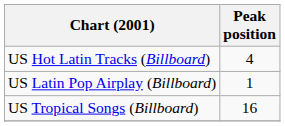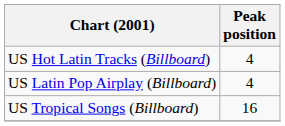(250, 83) 1 -> (250, 83) 4
